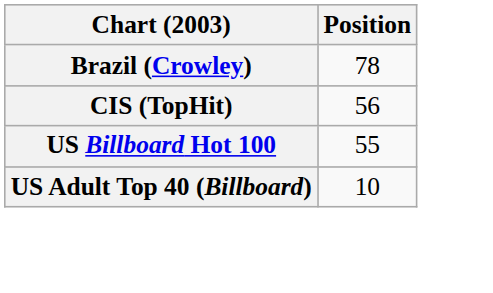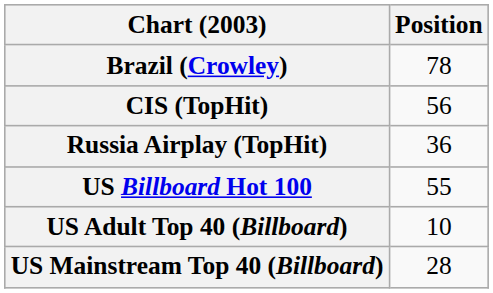+ row: (197, 145)
+ row: (197, 266)
